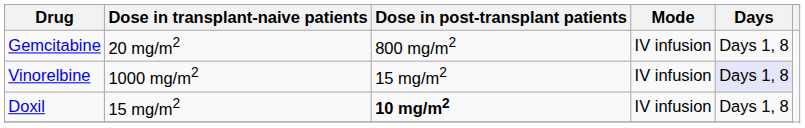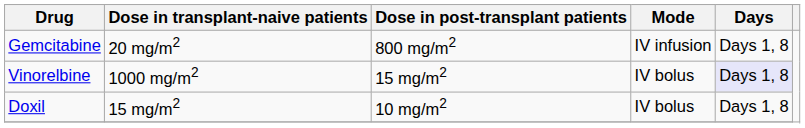(673, 76) IV infusion -> (664, 76) IV bolus
(412, 107) bold -> (411, 107) normal
(673, 107) IV infusion -> (664, 107) IV bolus
